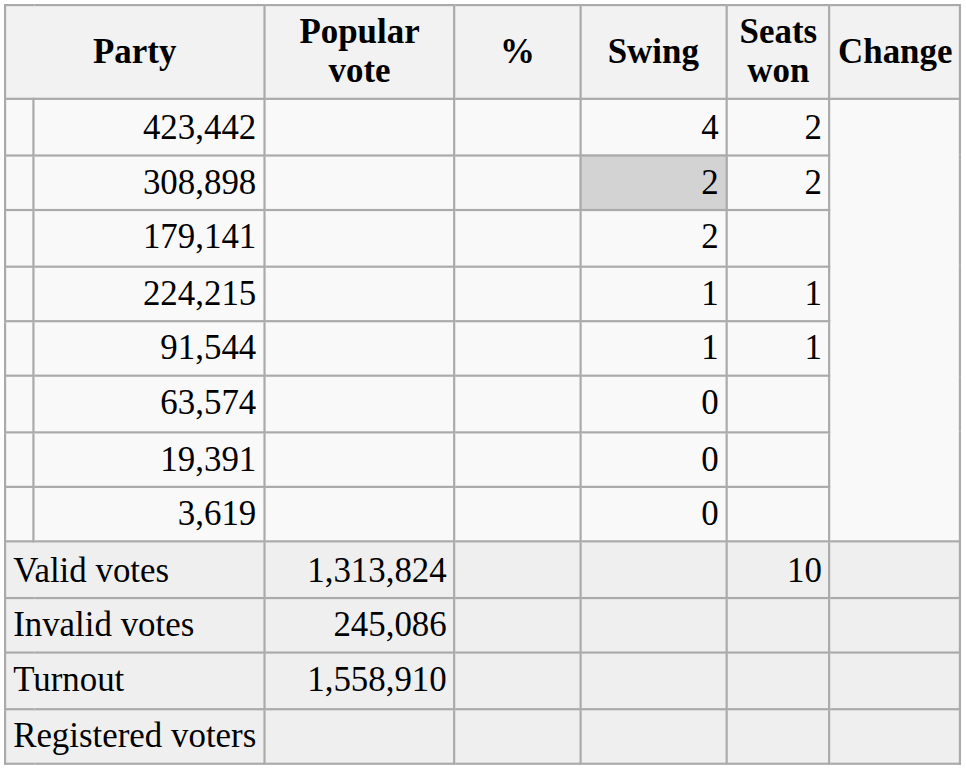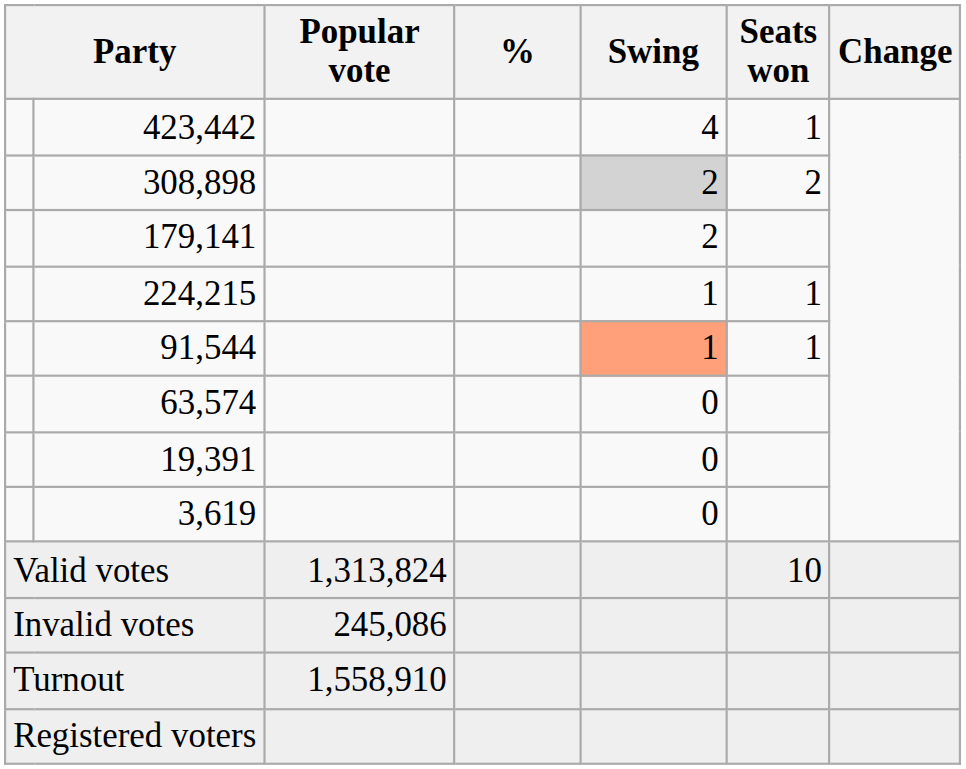(813, 126) 2 -> (813, 126) 1
(710, 347) no background -> (710, 347) lightsalmon background
